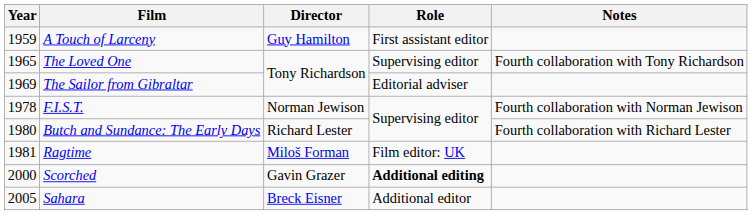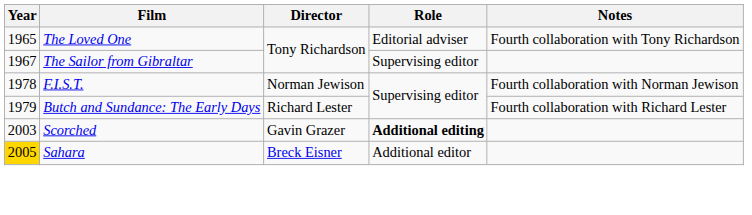- row: (99, 38)
(425, 61) Supervising editor -> (420, 38) Editorial adviser
(22, 84) 1969 -> (22, 61) 1967
(420, 84) Editorial adviser -> (425, 61) Supervising editor
(22, 130) 1980 -> (22, 107) 1979
- row: (67, 152)
(22, 175) 2000 -> (22, 130) 2003
(22, 198) no background -> (22, 152) gold background
